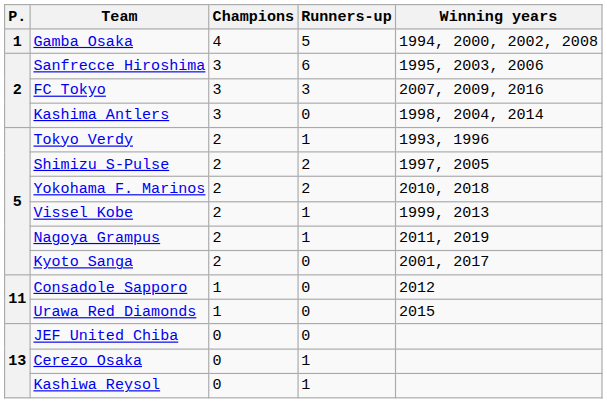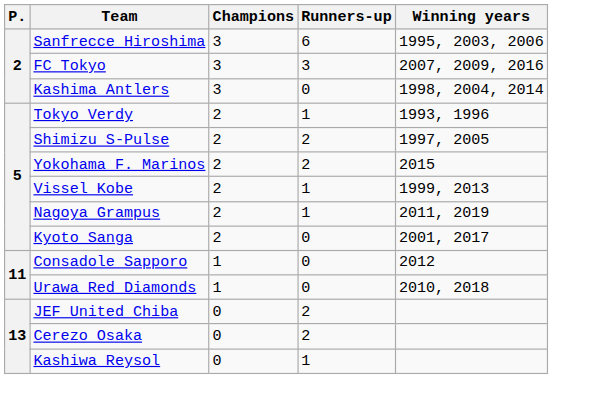- row: (83, 41)
(444, 189) 2010, 2018 -> (417, 164) 2015
(417, 312) 2015 -> (444, 287) 2010, 2018
(306, 336) 0 -> (306, 312) 2
(306, 361) 1 -> (306, 336) 2
